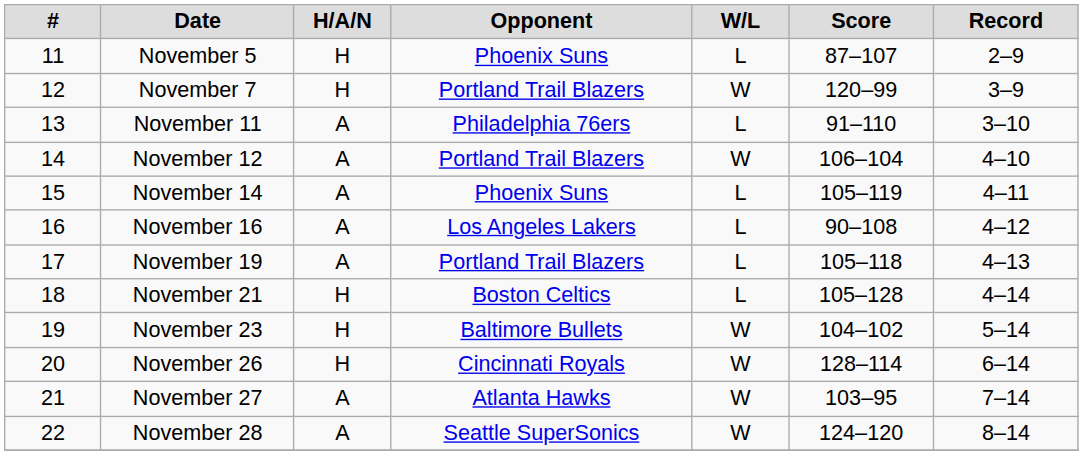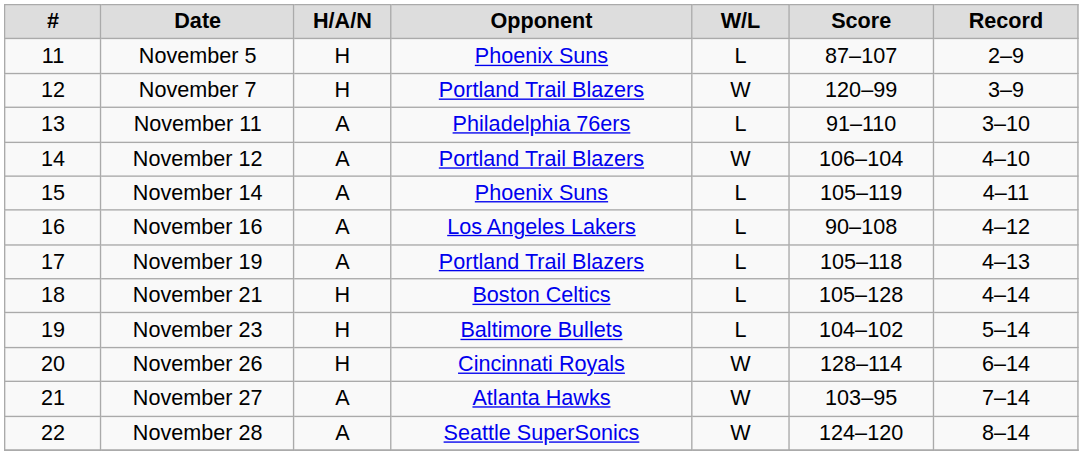(741, 329) W -> (741, 329) L
